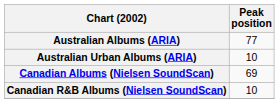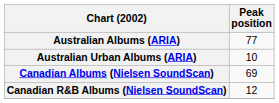(252, 90) 10 -> (252, 90) 12
